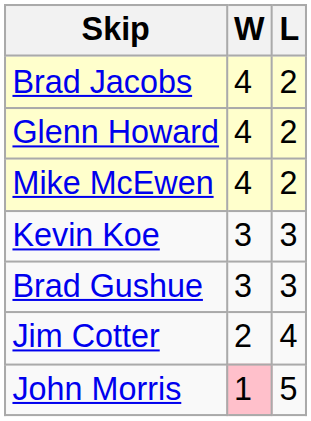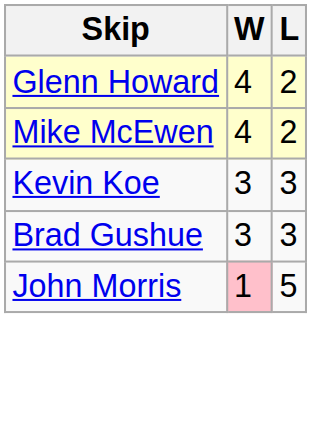- row: (102, 81)
- row: (86, 337)
